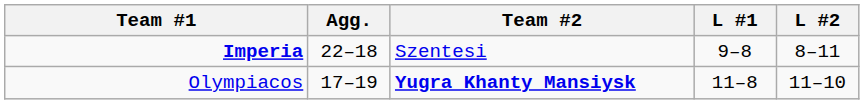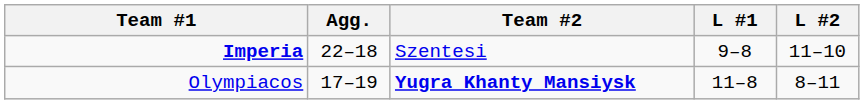(817, 51) 8–11 -> (817, 51) 11–10
(817, 83) 11–10 -> (817, 83) 8–11
